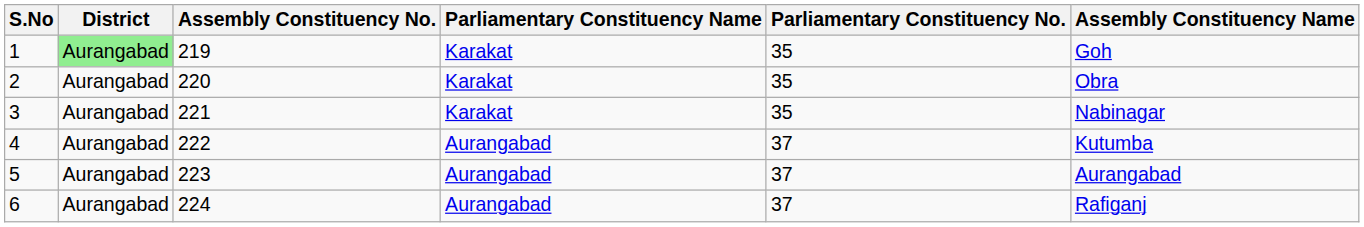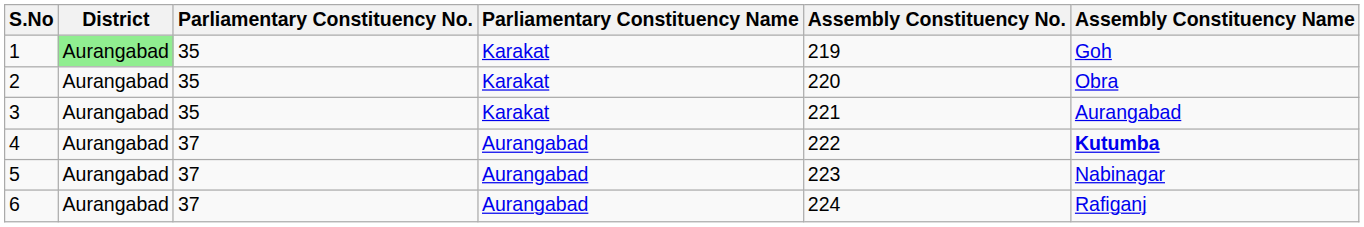columns swapped: (918, 19) <-> (307, 19)
(1120, 112) Nabinagar -> (1128, 112) Aurangabad
(1114, 143) normal -> (1117, 143) bold
(1128, 174) Aurangabad -> (1120, 174) Nabinagar
